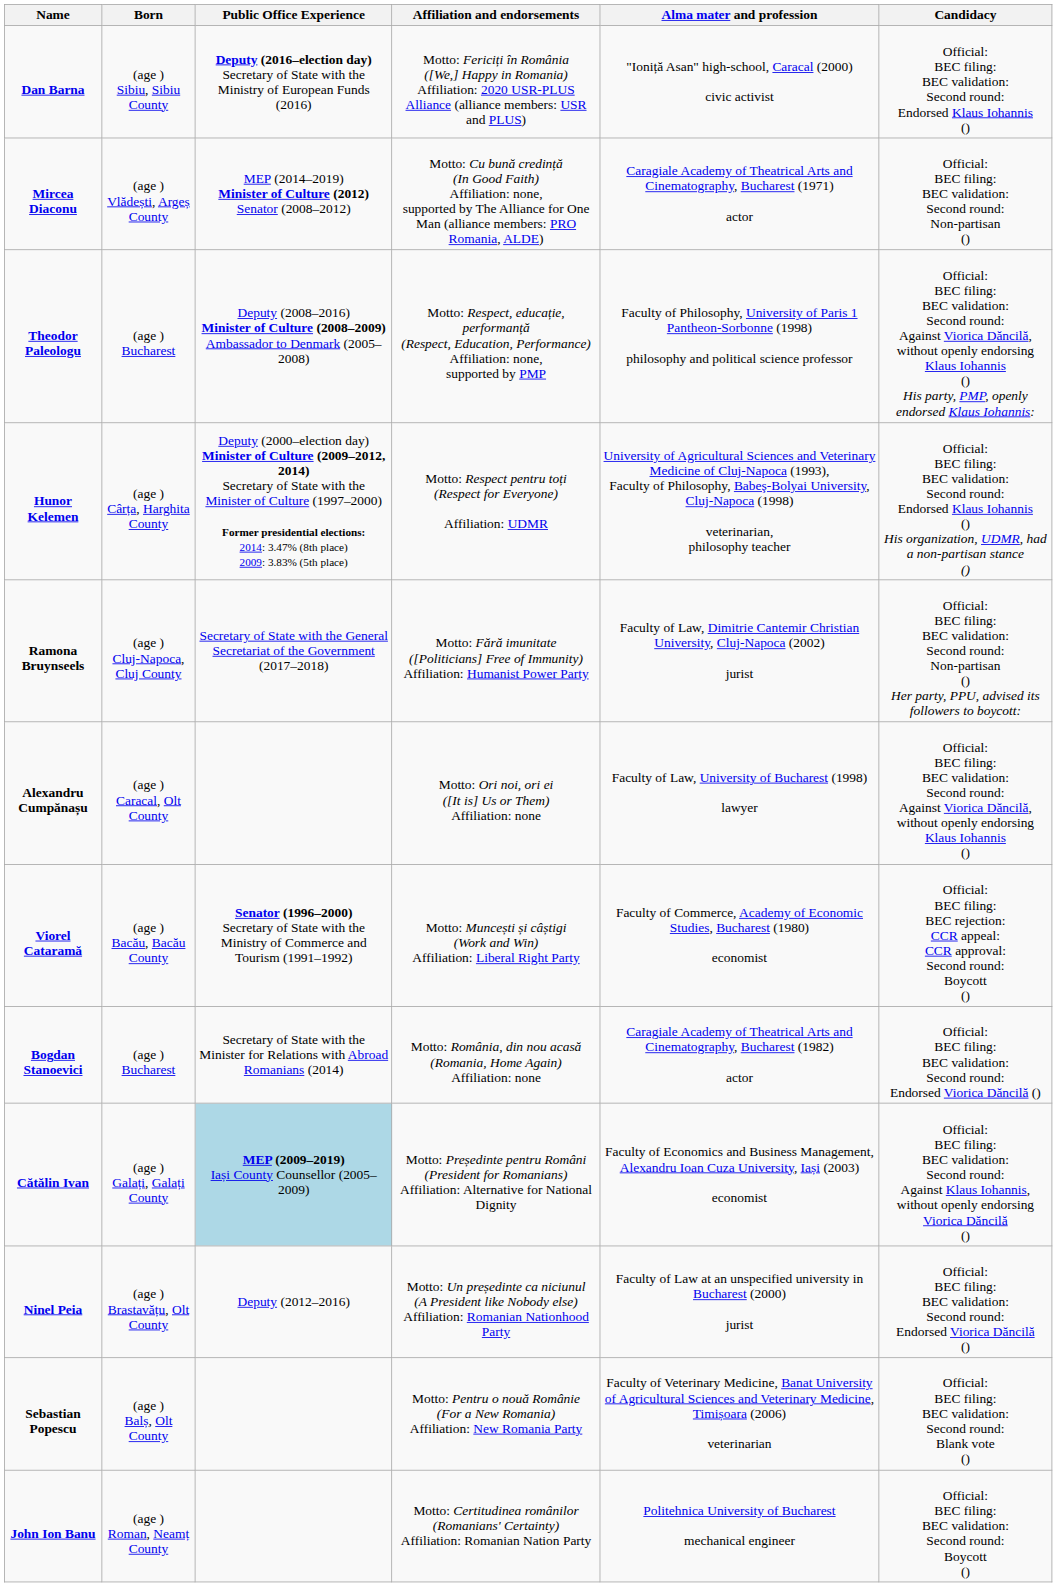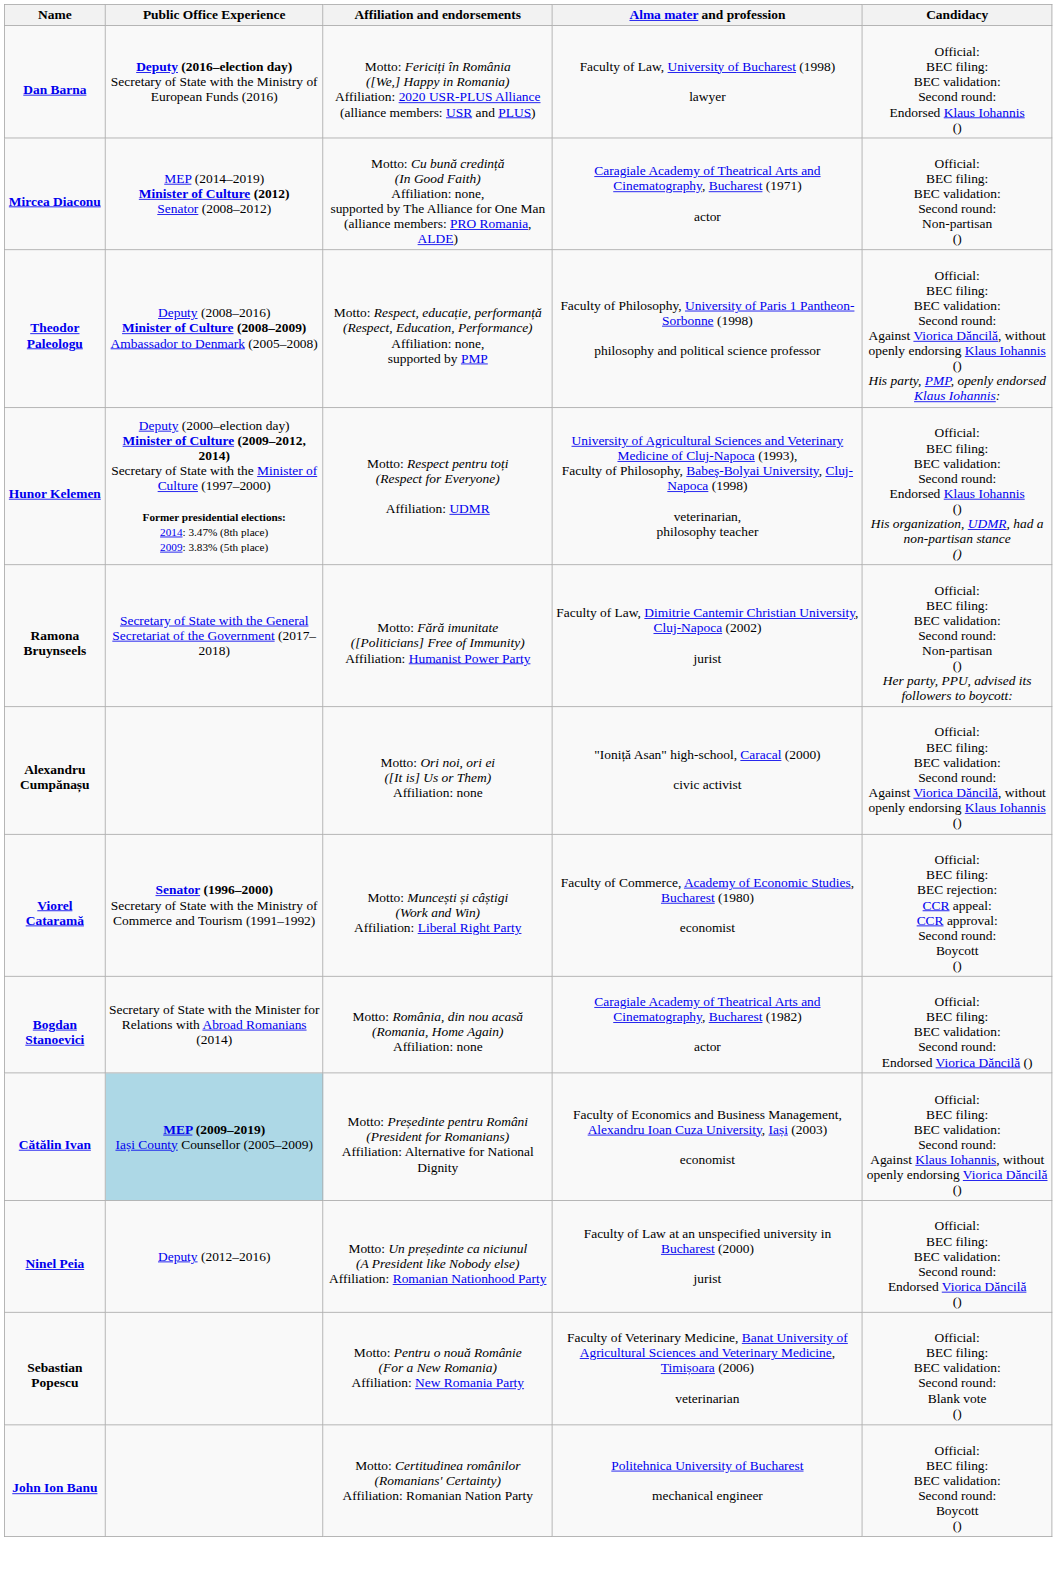- column: (148, 15)
(739, 81) "Ioniță Asan" high-school, Caracal (2000) civic activist -> (707, 81) Faculty of Law, University of Bucharest (1998) lawyer
(739, 793) Faculty of Law, University of Bucharest (1998) lawyer -> (707, 770) "Ioniță Asan" high-school, Caracal (2000) civic activist
